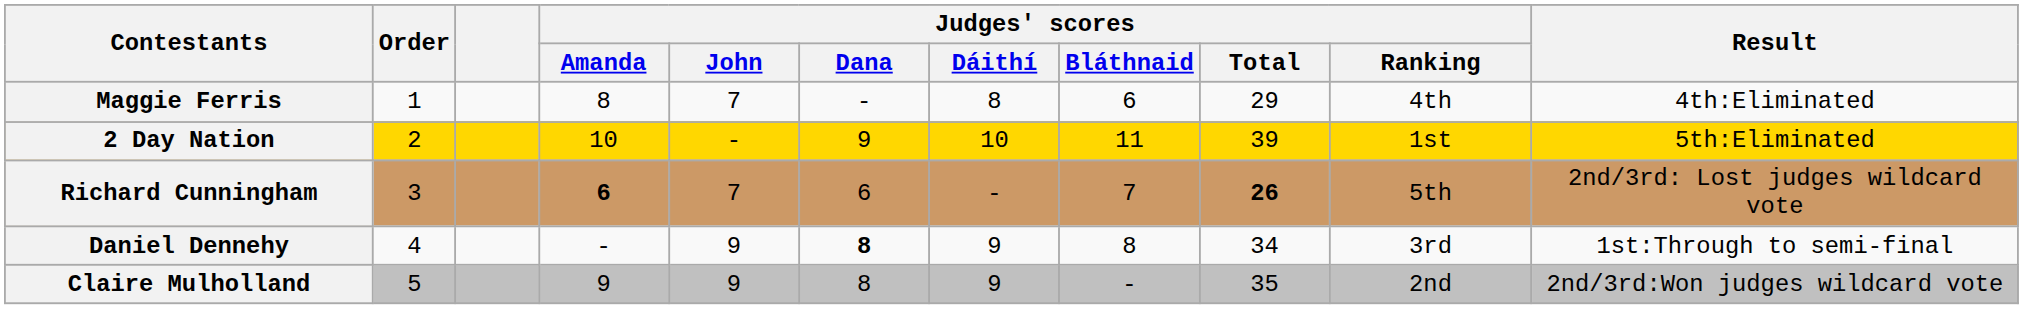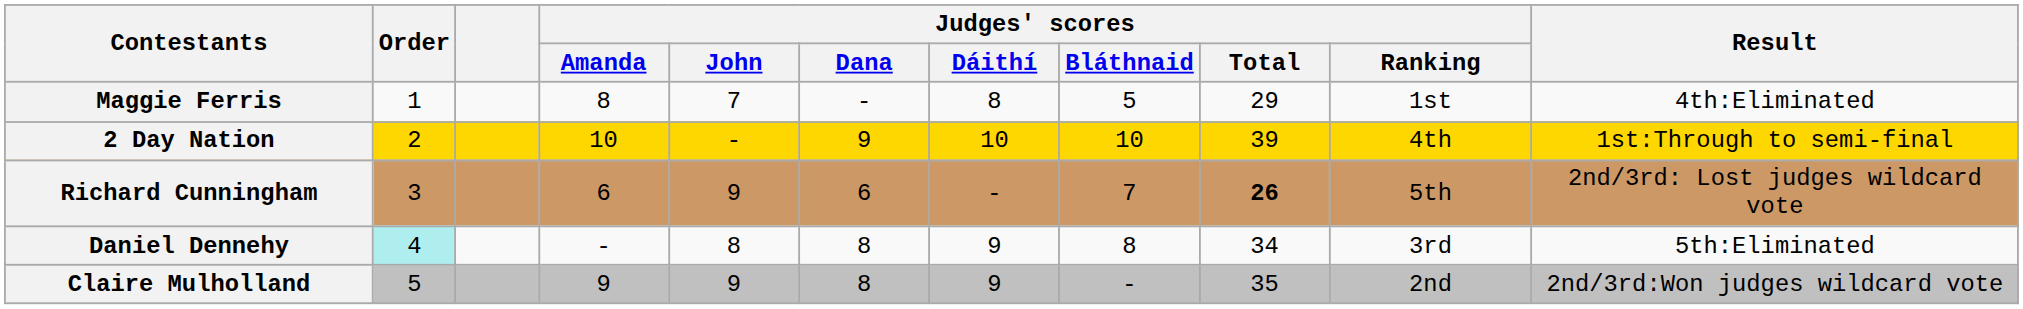(1130, 102) 6 -> (1130, 102) 5
(1431, 102) 4th -> (1431, 102) 1st
(1129, 141) 11 -> (1129, 141) 10
(1431, 141) 1st -> (1431, 141) 4th
(1775, 141) 5th:Eliminated -> (1775, 141) 1st:Through to semi-final
(604, 193) bold -> (604, 193) normal
(734, 193) 7 -> (734, 193) 9
(414, 246) no background -> (414, 246) paleturquoise background
(734, 246) 9 -> (734, 246) 8
(864, 246) bold -> (864, 246) normal
(1775, 246) 1st:Through to semi-final -> (1775, 246) 5th:Eliminated
